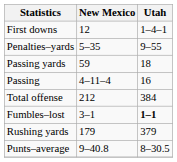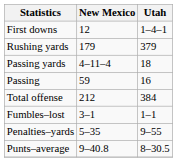rows swapped: (38, 132) <-> (40, 47)
(84, 64) 59 -> (95, 64) 4–11–4
(95, 81) 4–11–4 -> (84, 81) 59
(148, 115) bold -> (148, 115) normal
